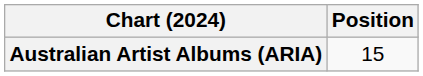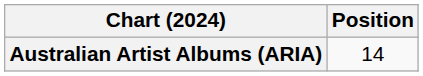(373, 53) 15 -> (373, 53) 14
